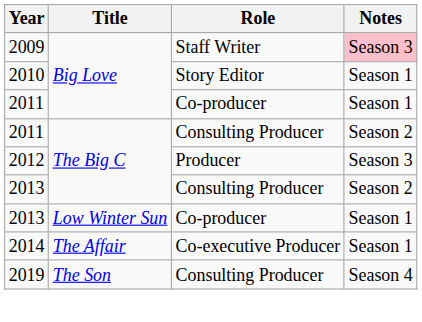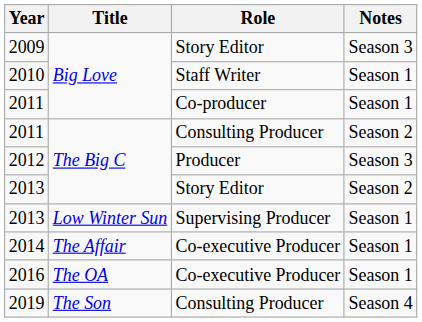(218, 47) Staff Writer -> (220, 47) Story Editor
(381, 47) pink background -> (381, 47) no background
(220, 75) Story Editor -> (218, 75) Staff Writer
(249, 189) Consulting Producer -> (220, 189) Story Editor
(221, 217) Co-producer -> (253, 217) Supervising Producer
+ row: (27, 274)
